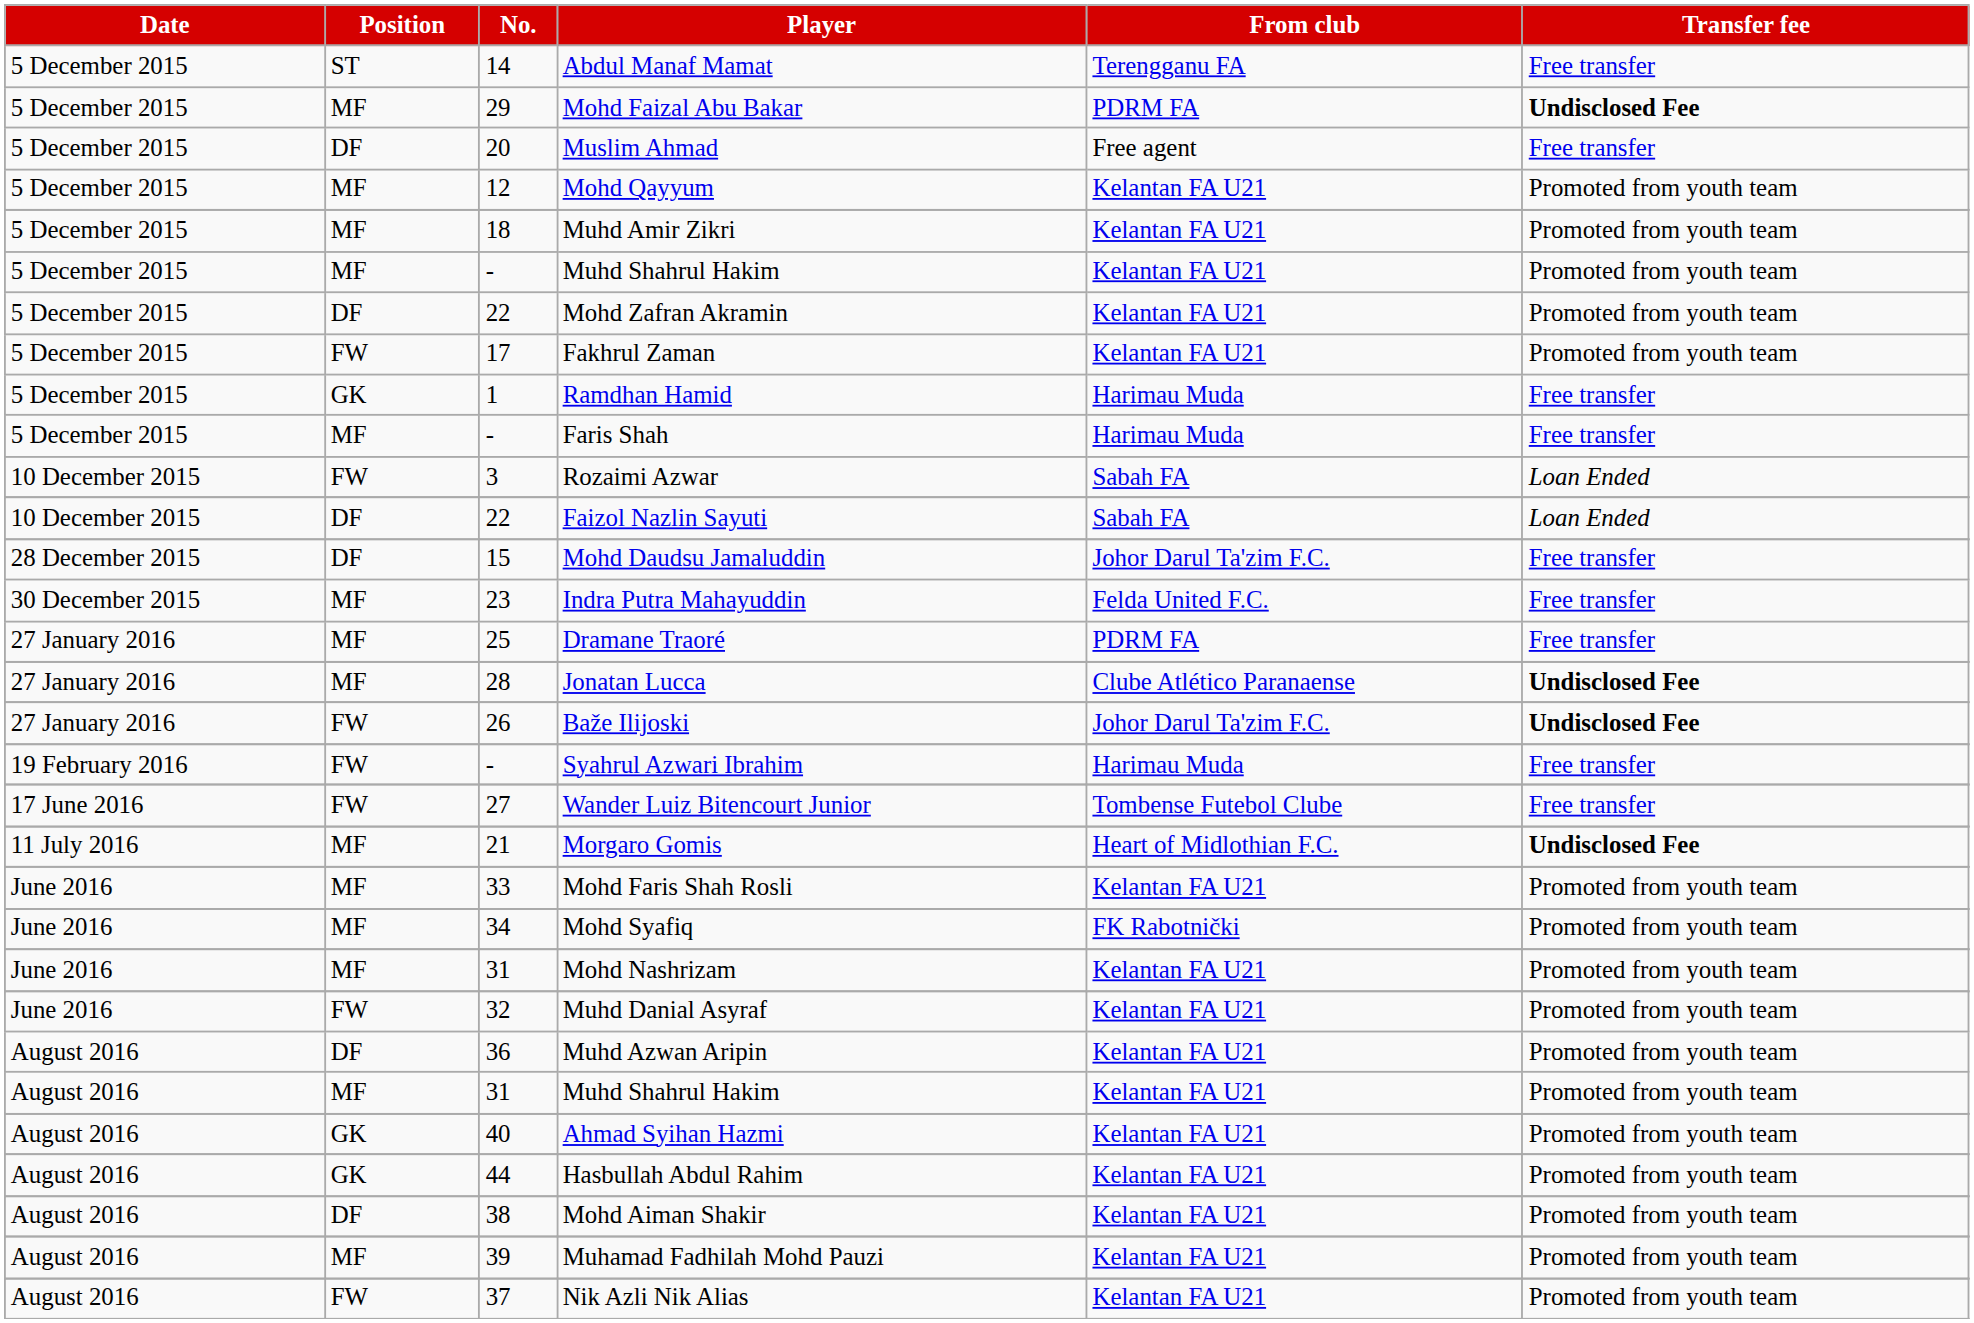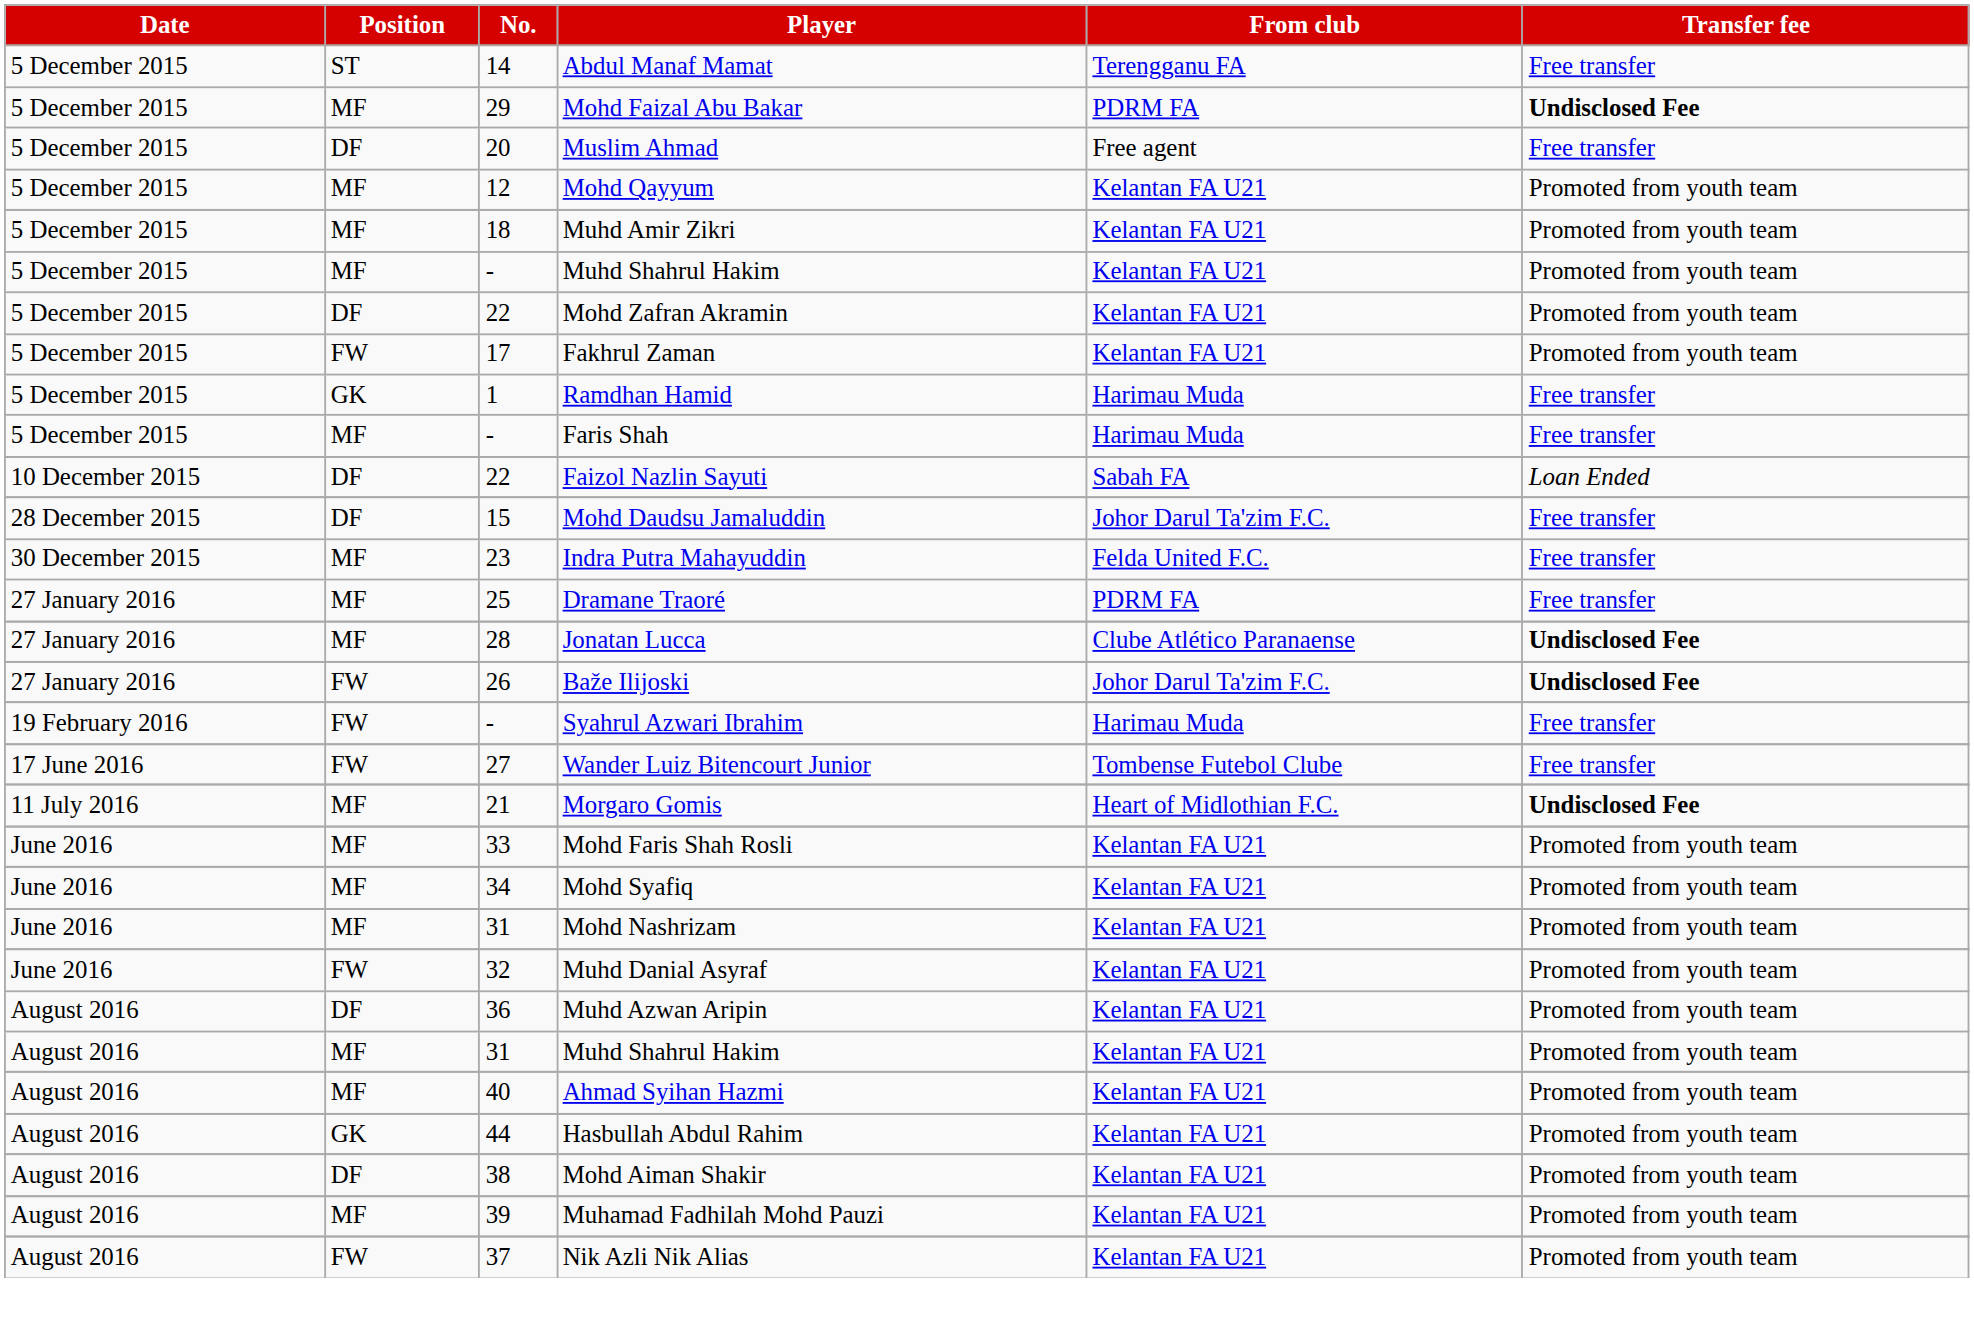- row: (492, 476)
(1166, 927) FK Rabotnički -> (1179, 886) Kelantan FA U21
(349, 1133) GK -> (349, 1092) MF
